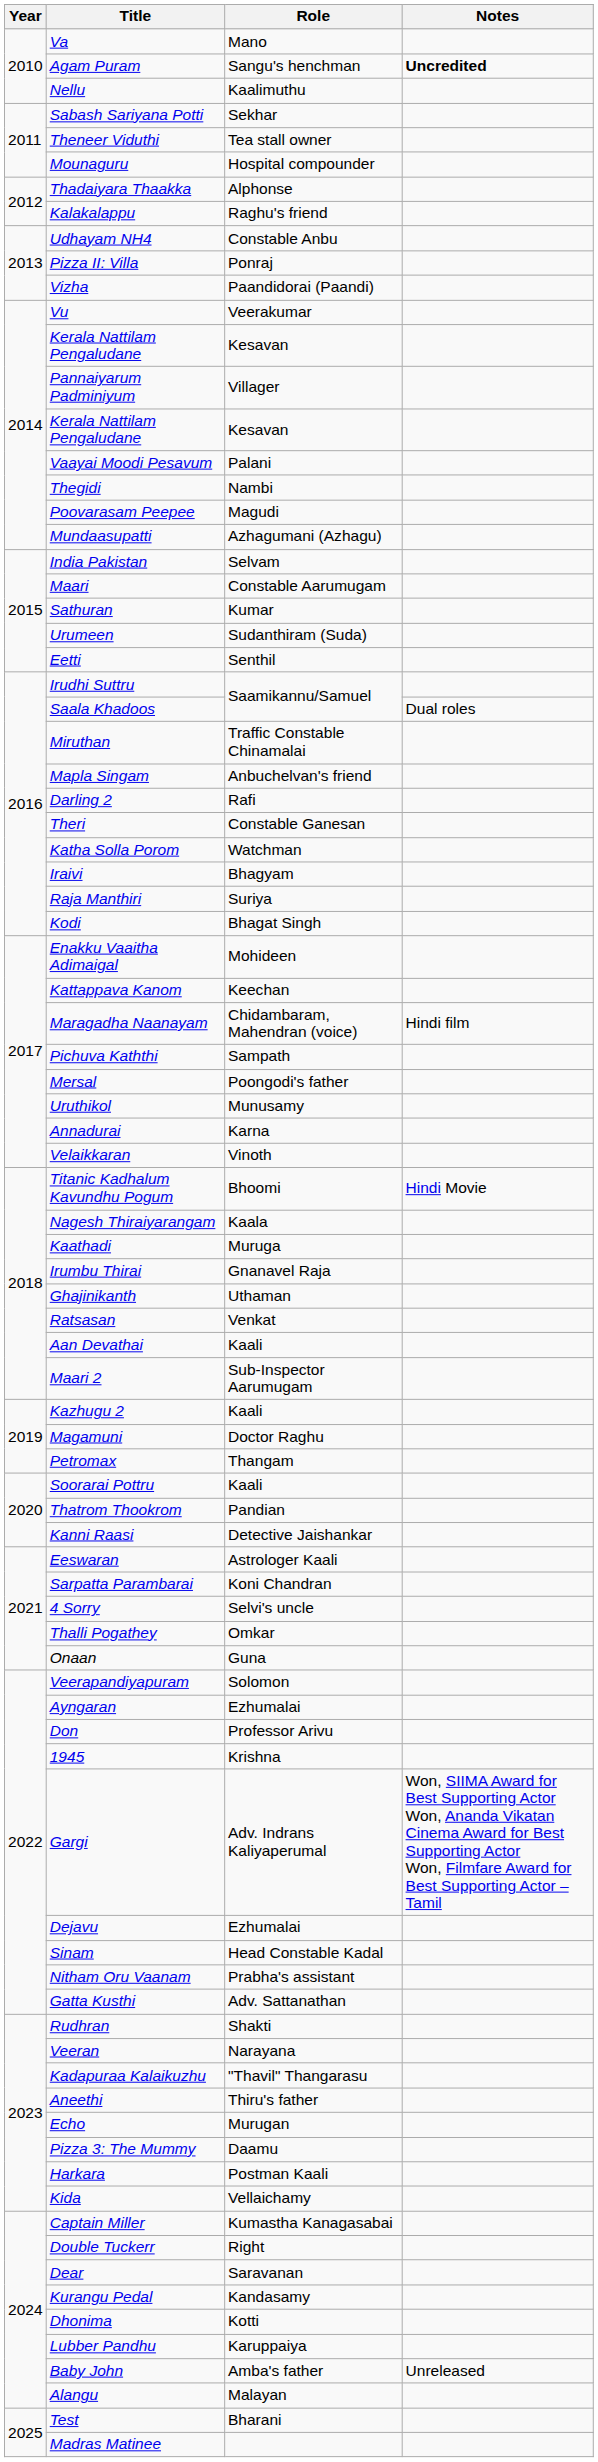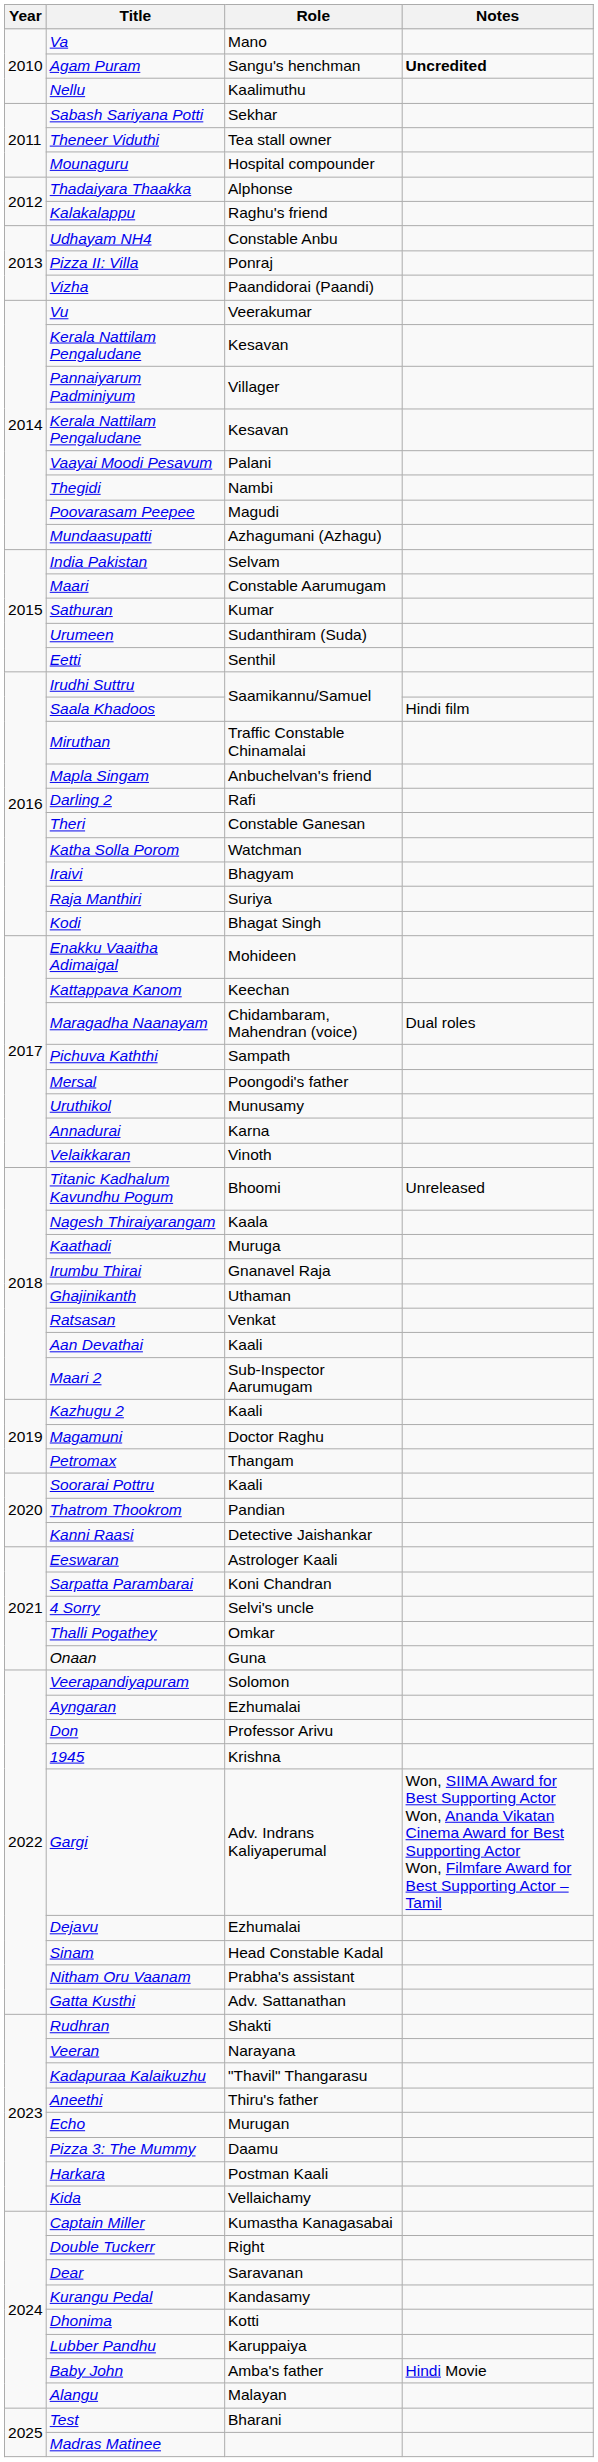(441, 709) Dual roles -> (437, 709) Hindi film
(437, 1023) Hindi film -> (441, 1023) Dual roles
(446, 1188) Hindi Movie -> (445, 1188) Unreleased
(445, 2370) Unreleased -> (446, 2370) Hindi Movie
